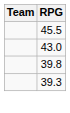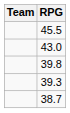+ row: (51, 99)
